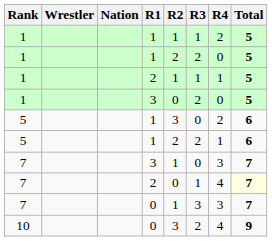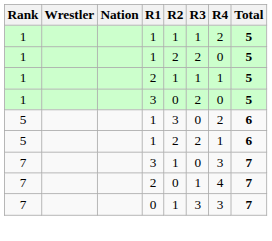(249, 183) lightyellow background -> (249, 183) no background
- row: (23, 225)
